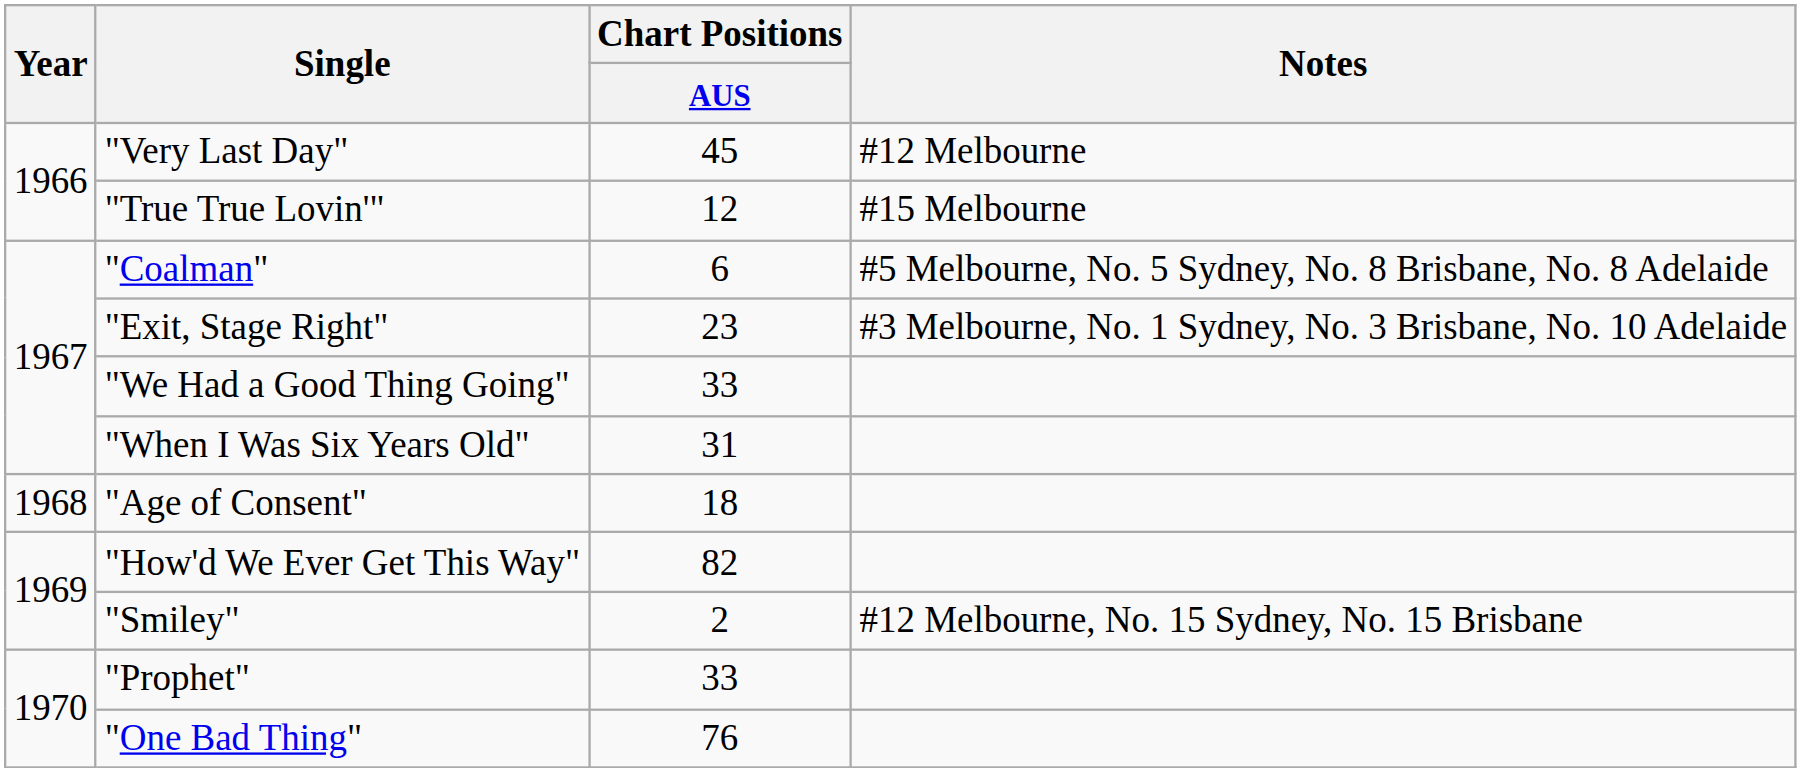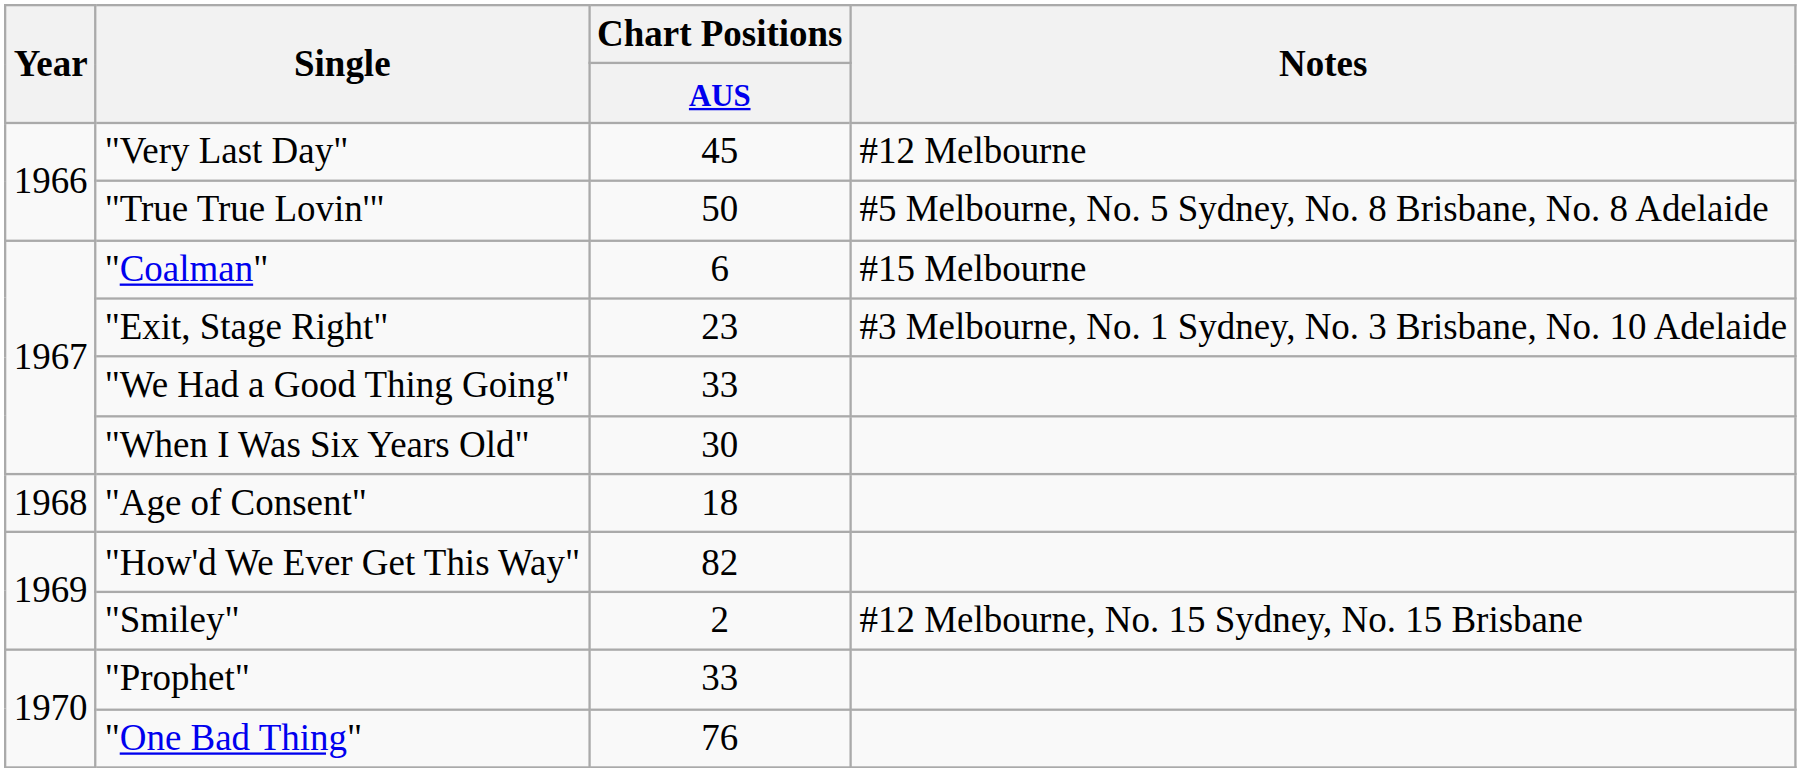(720, 209) 12 -> (720, 209) 50
(973, 209) #15 Melbourne -> (1314, 209) #5 Melbourne, No. 5 Sydney, No. 8 Brisbane, No. 8 Adelaide
(1314, 268) #5 Melbourne, No. 5 Sydney, No. 8 Brisbane, No. 8 Adelaide -> (973, 268) #15 Melbourne
(720, 444) 31 -> (720, 444) 30
